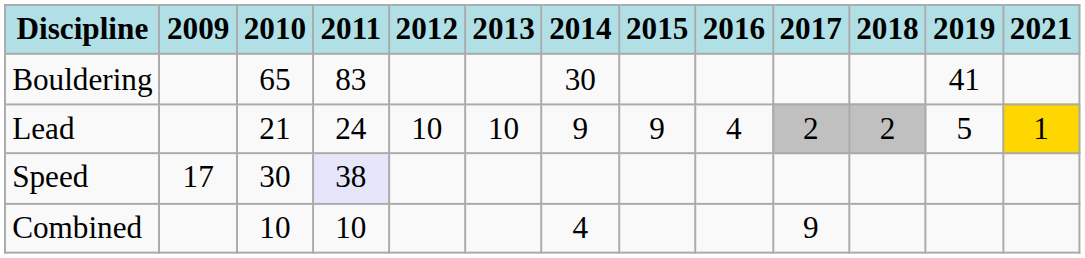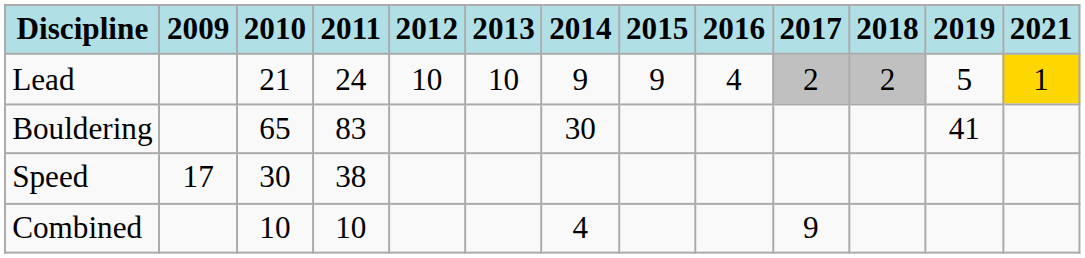rows swapped: (43, 128) <-> (82, 78)
(351, 177) lavender background -> (351, 177) no background
